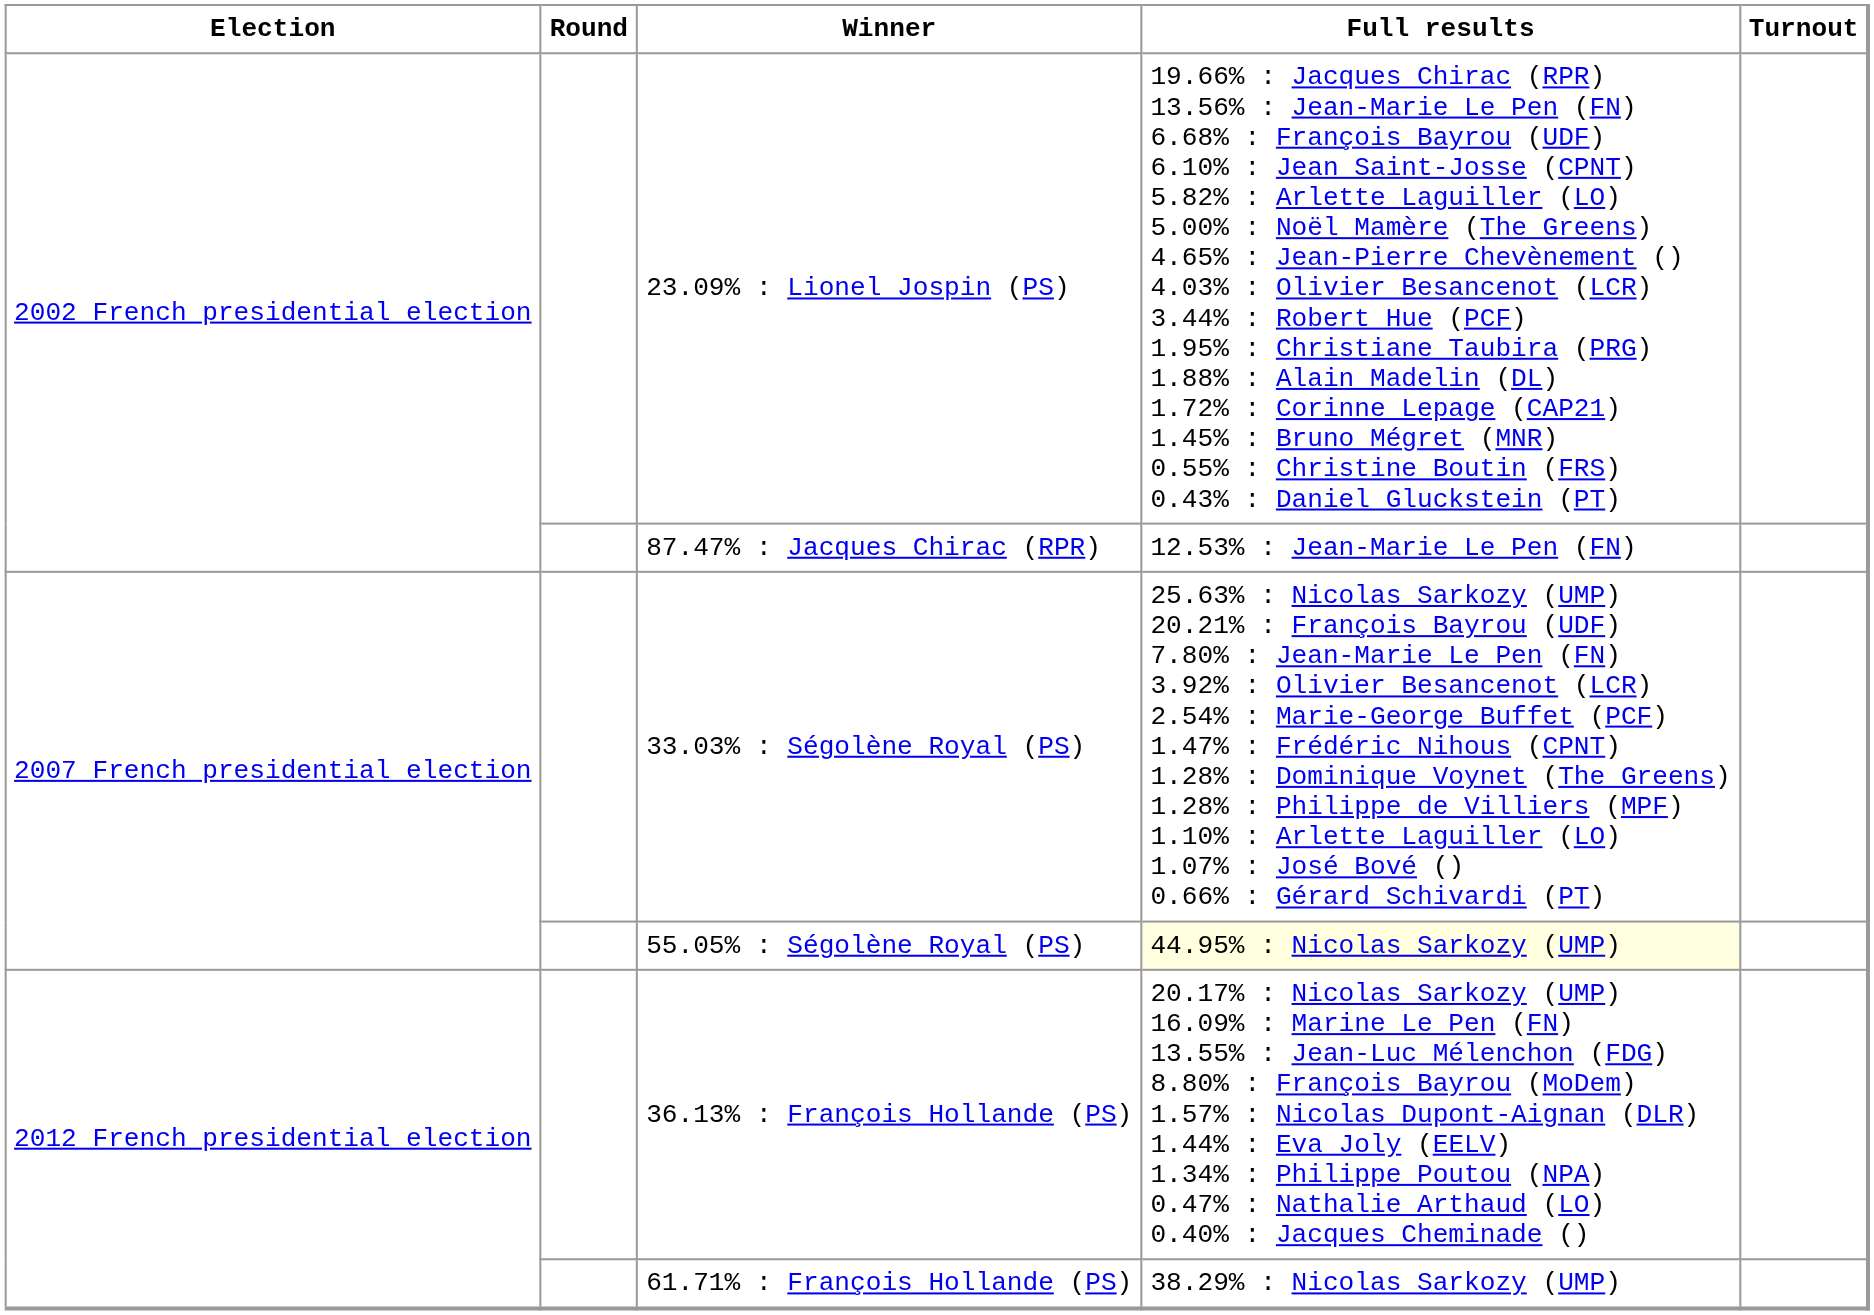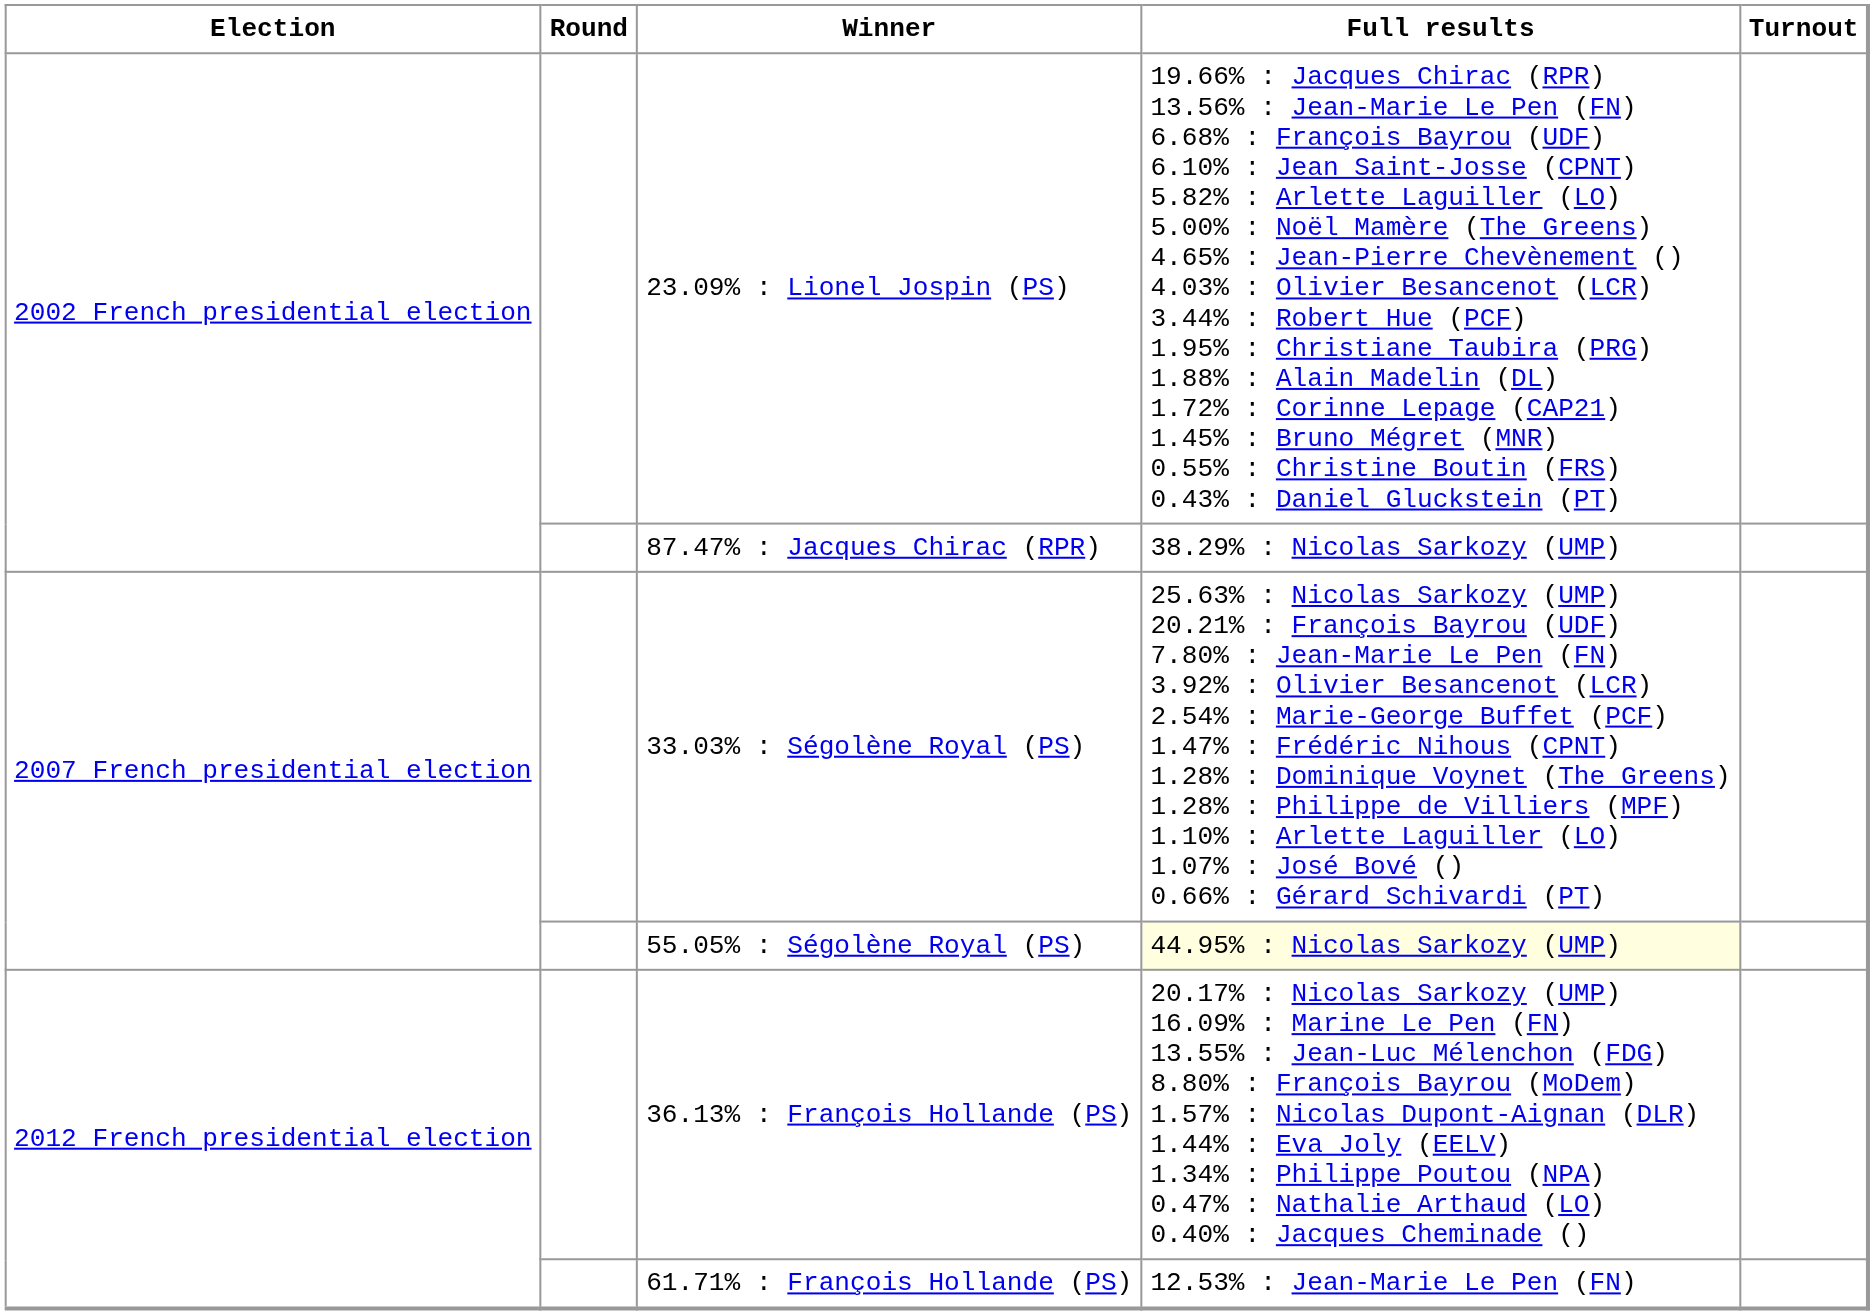(1393, 548) 12.53% : Jean-Marie Le Pen (FN) -> (1386, 548) 38.29% : Nicolas Sarkozy (UMP)
(1386, 1283) 38.29% : Nicolas Sarkozy (UMP) -> (1393, 1283) 12.53% : Jean-Marie Le Pen (FN)
